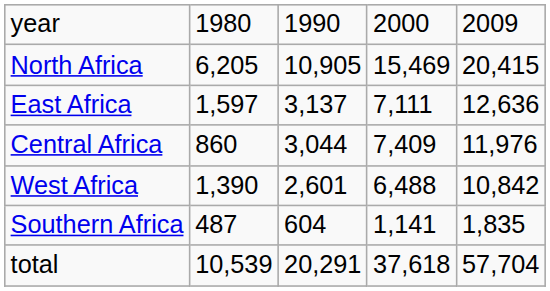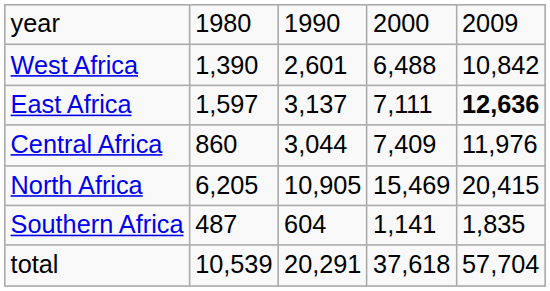rows swapped: (77, 64) <-> (74, 184)
(501, 104) normal -> (501, 104) bold
